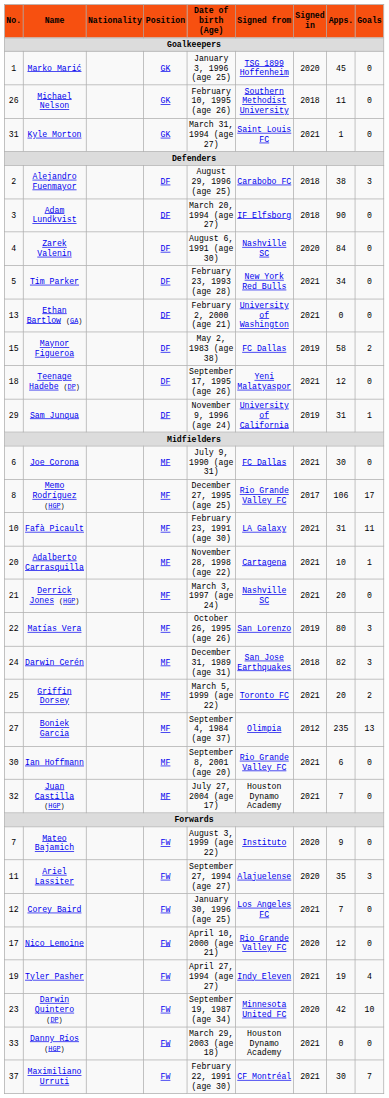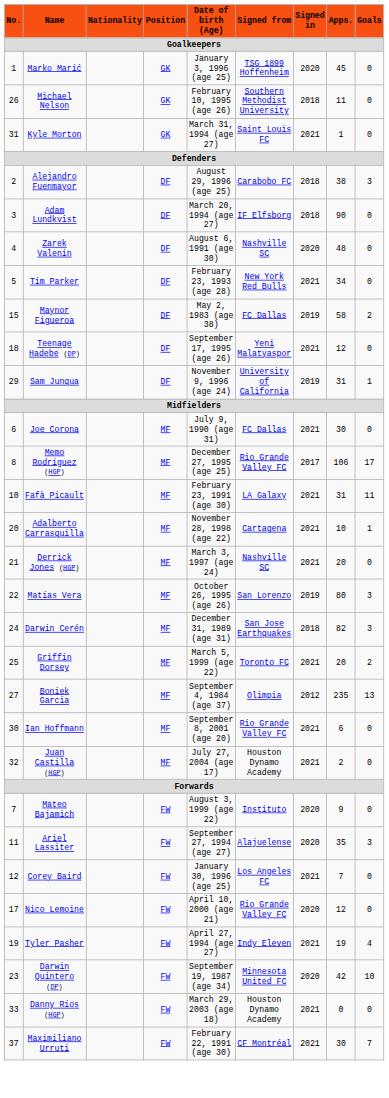(341, 248) 84 -> (341, 248) 48
- row: (54, 315)
(341, 796) 7 -> (341, 763) 2
